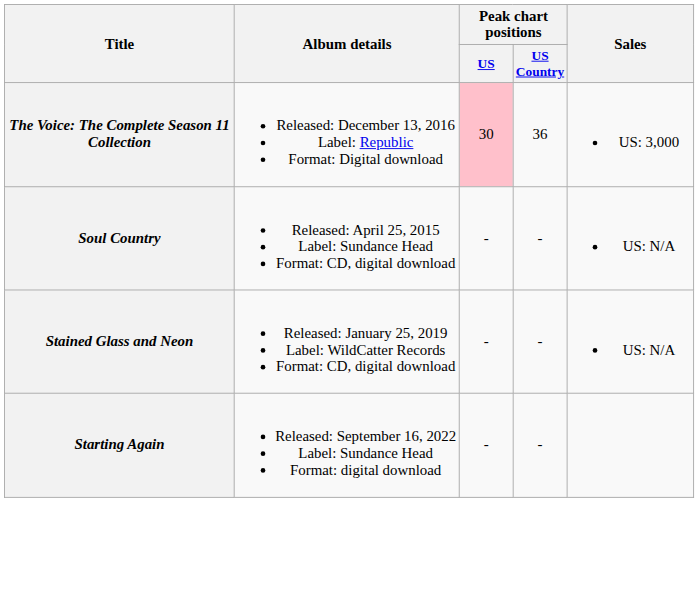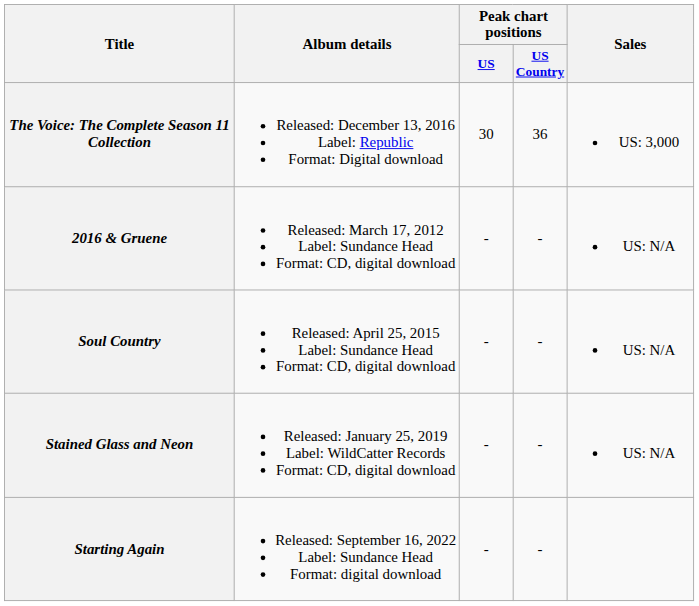(486, 134) pink background -> (486, 134) no background
+ row: (119, 238)
